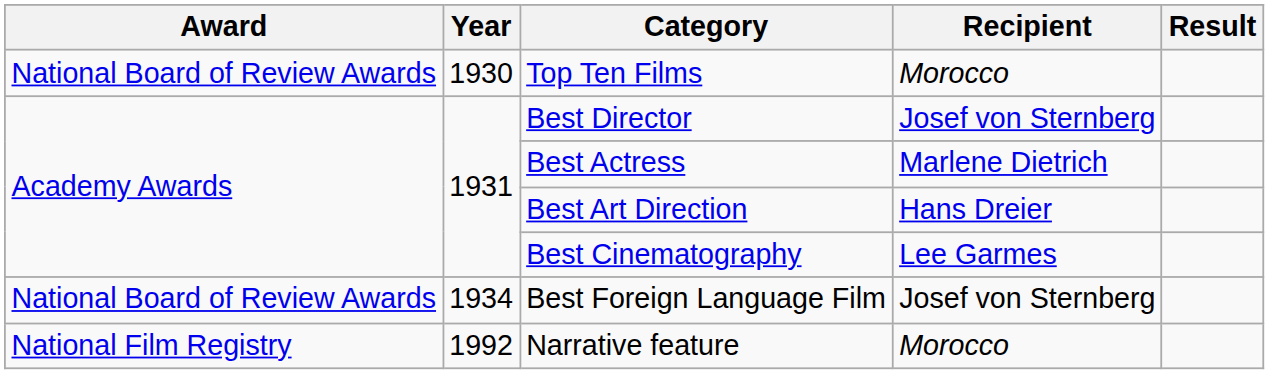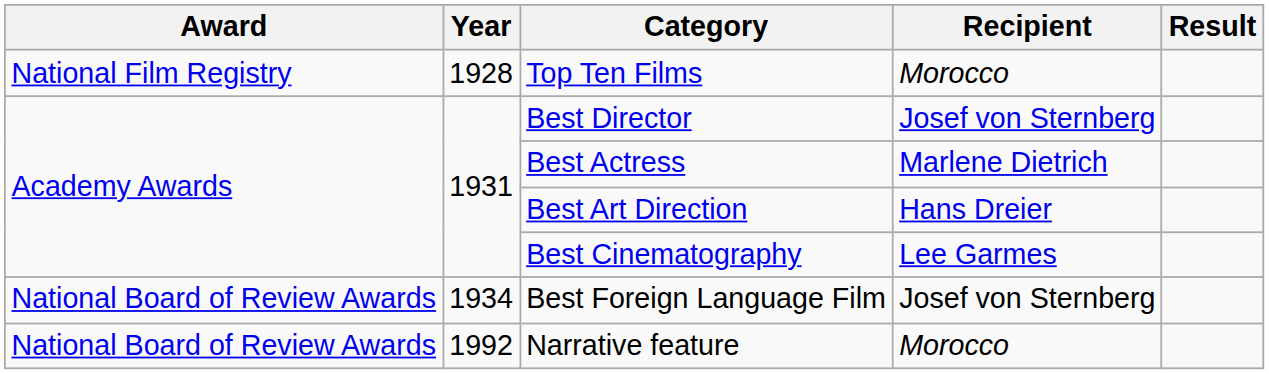(224, 72) National Board of Review Awards -> (152, 72) National Film Registry
(481, 72) 1930 -> (481, 72) 1928
(152, 345) National Film Registry -> (224, 345) National Board of Review Awards
